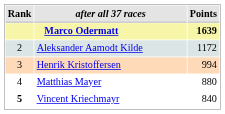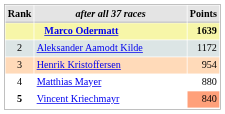(209, 65) 994 -> (209, 65) 954
(209, 99) no background -> (209, 99) lightsalmon background
